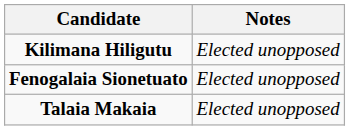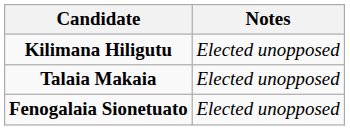rows swapped: (98, 109) <-> (98, 79)
